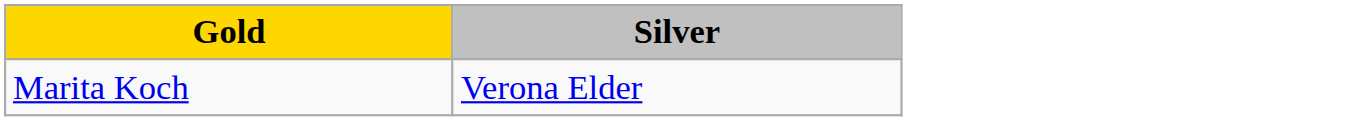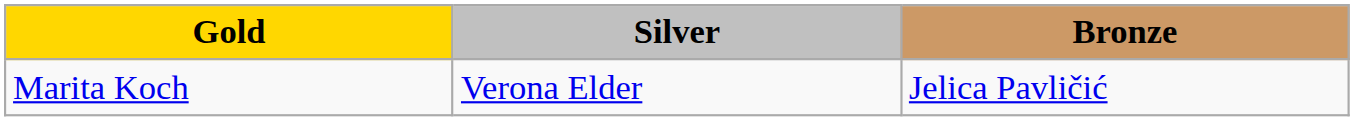+ column: (1125, 31)
